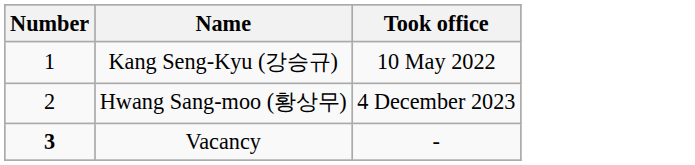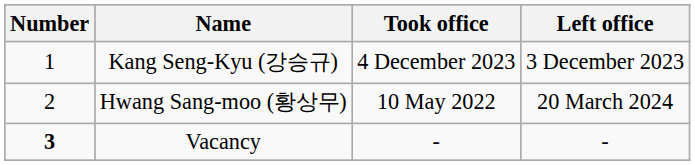+ column: (605, 23)
(436, 62) 10 May 2022 -> (436, 62) 4 December 2023
(436, 102) 4 December 2023 -> (436, 102) 10 May 2022
